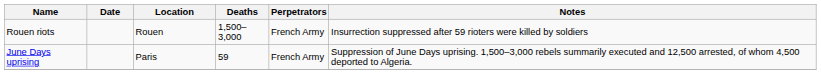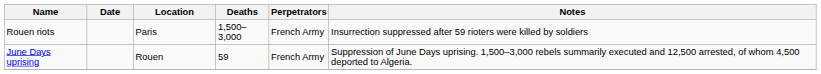(149, 32) Rouen -> (146, 32) Paris
(146, 57) Paris -> (149, 57) Rouen
